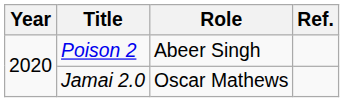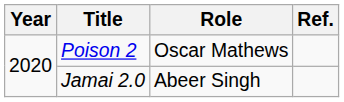(207, 50) Abeer Singh -> (221, 50) Oscar Mathews
(221, 81) Oscar Mathews -> (207, 81) Abeer Singh
